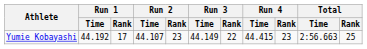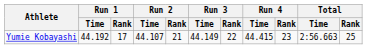(177, 37) 23 -> (177, 37) 21
